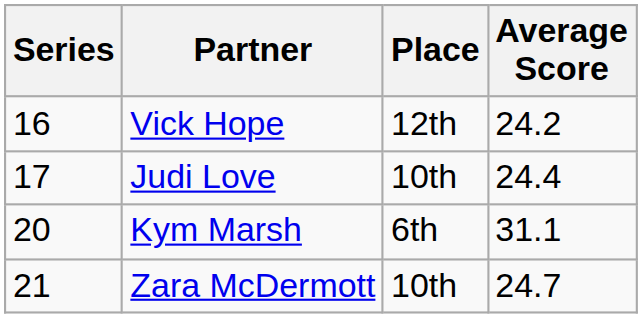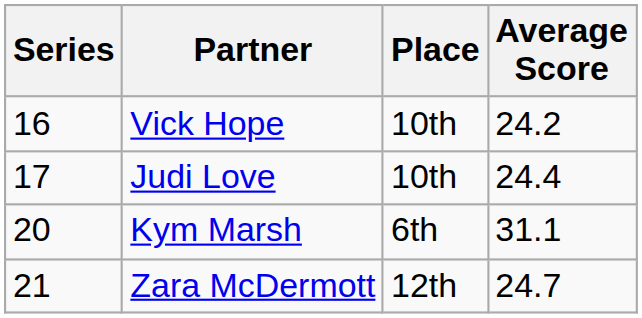(424, 123) 12th -> (424, 123) 10th
(424, 284) 10th -> (424, 284) 12th
